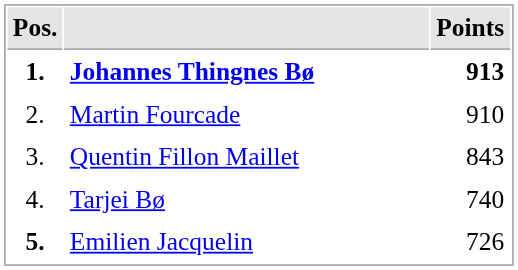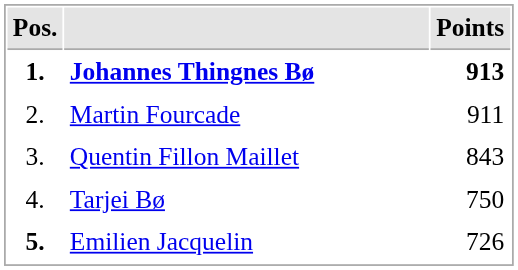(485, 114) 910 -> (486, 114) 911
(485, 199) 740 -> (485, 199) 750
